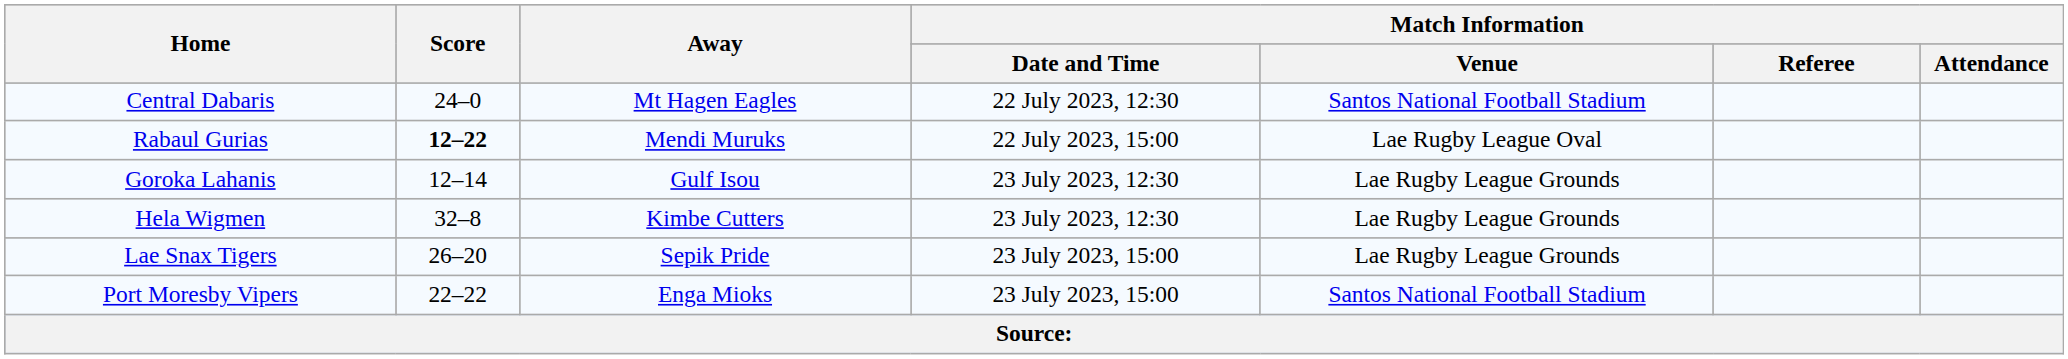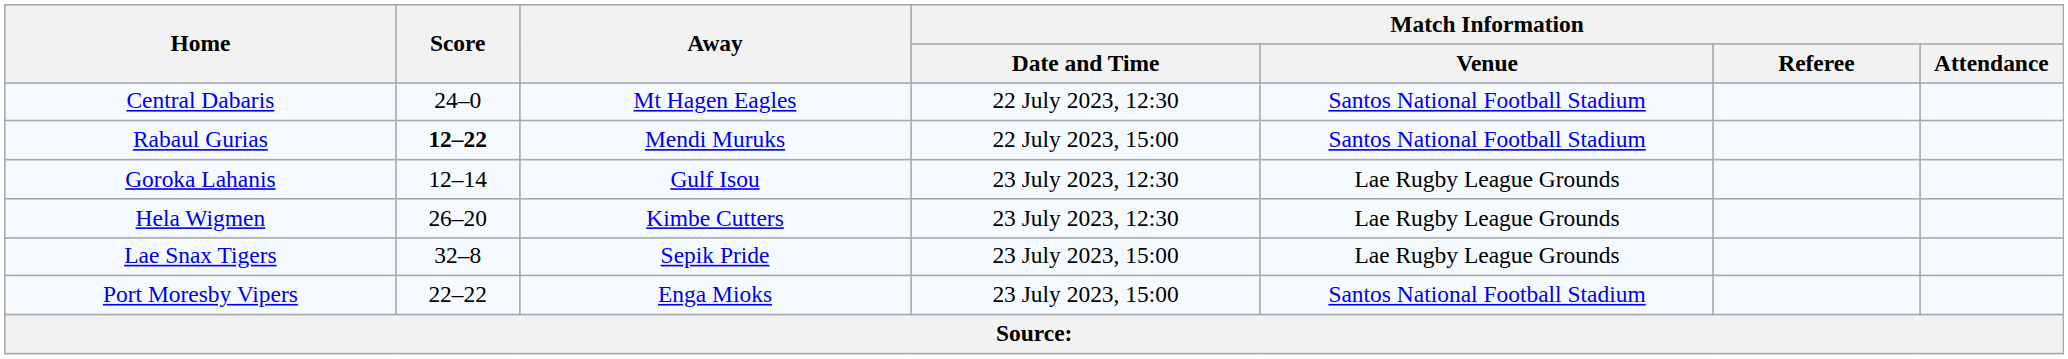(1487, 140) Lae Rugby League Oval -> (1487, 140) Santos National Football Stadium
(458, 217) 32–8 -> (458, 217) 26–20
(458, 256) 26–20 -> (458, 256) 32–8
